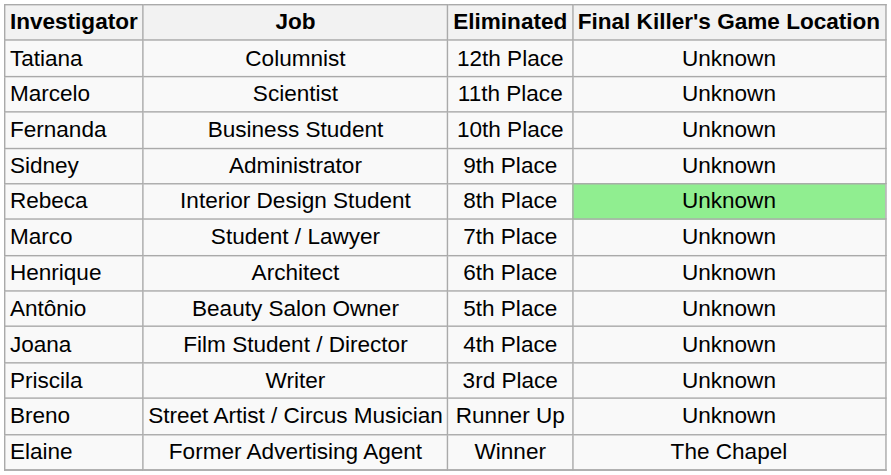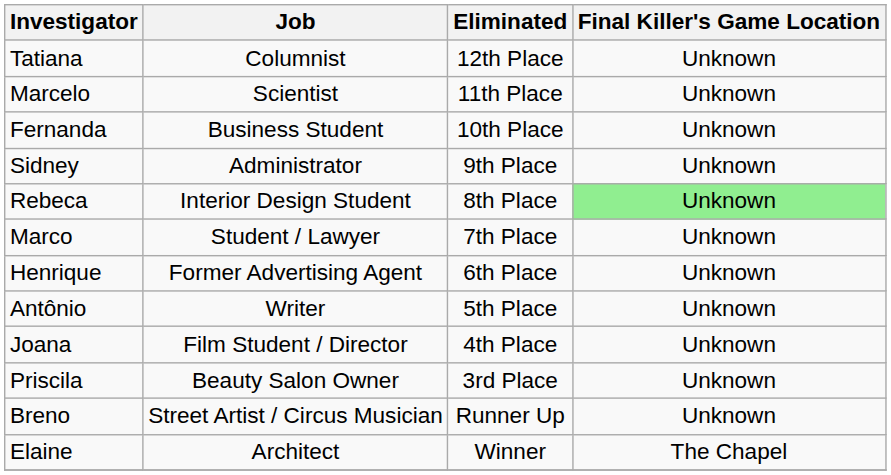(295, 272) Architect -> (295, 272) Former Advertising Agent
(295, 308) Beauty Salon Owner -> (295, 308) Writer
(295, 380) Writer -> (295, 380) Beauty Salon Owner
(295, 451) Former Advertising Agent -> (295, 451) Architect
